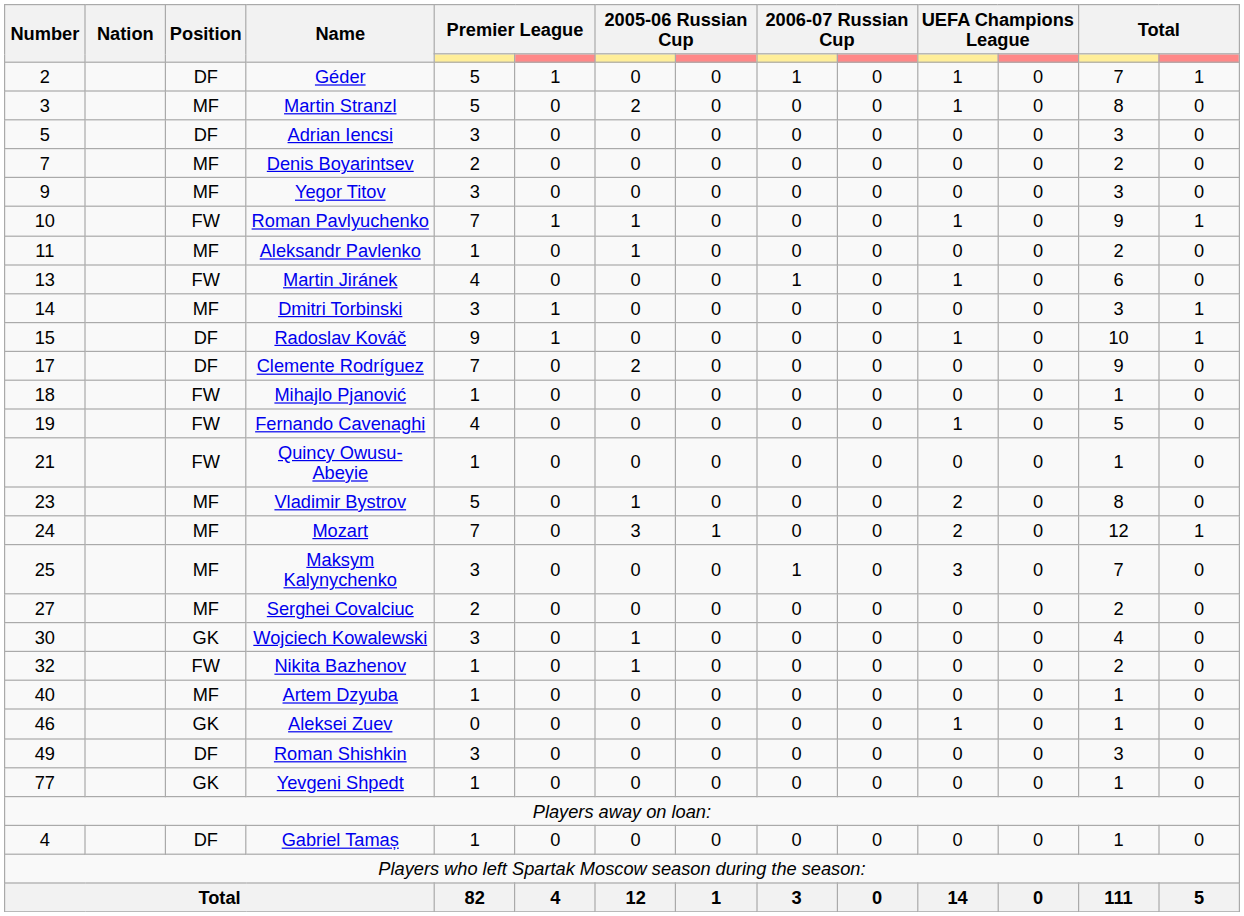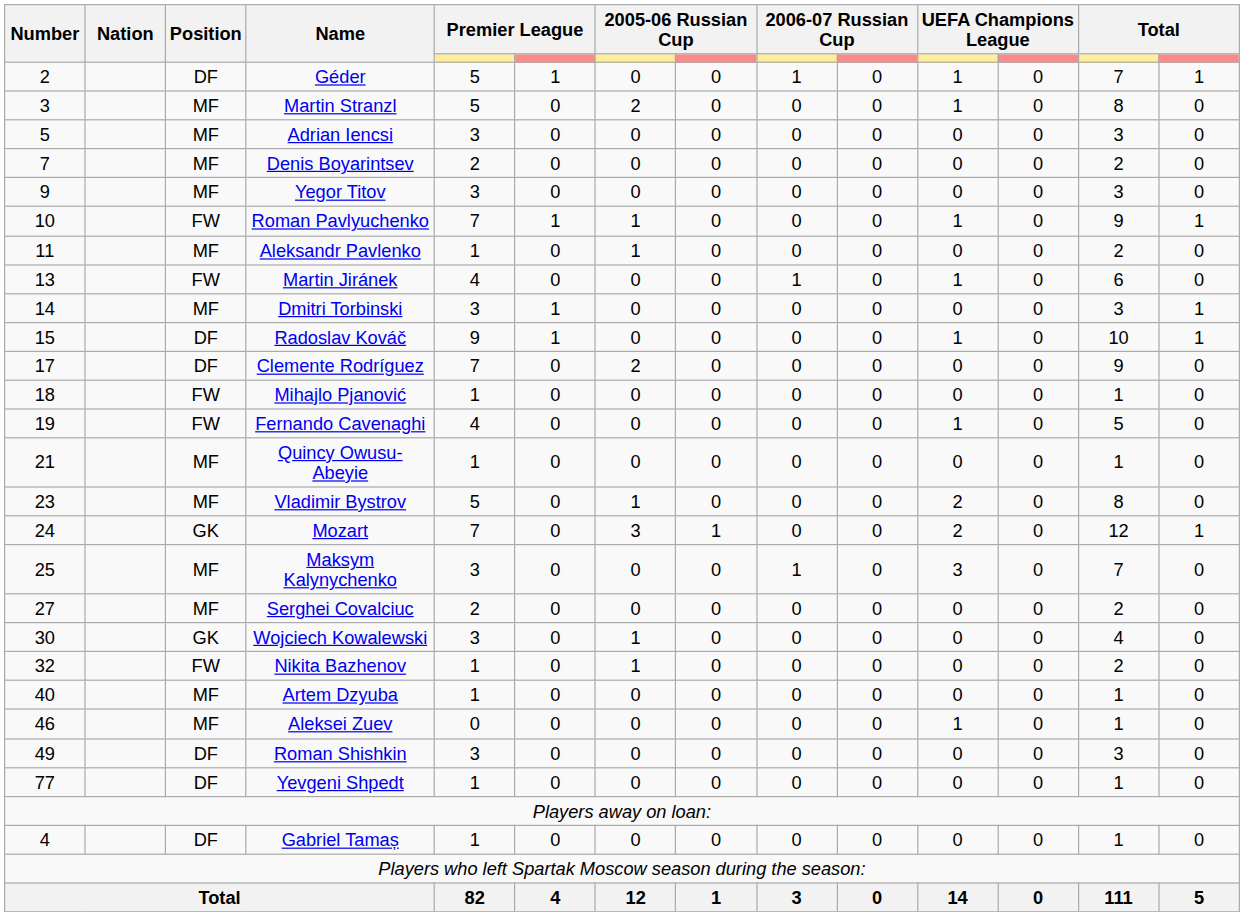(206, 135) DF -> (206, 135) MF
(206, 463) FW -> (206, 463) MF
(206, 531) MF -> (206, 531) GK
(206, 724) GK -> (206, 724) MF
(206, 782) GK -> (206, 782) DF
